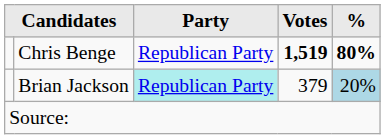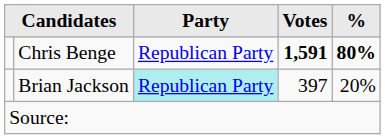(305, 53) 1,519 -> (305, 53) 1,591
(313, 85) 379 -> (313, 85) 397
(358, 85) lightblue background -> (358, 85) no background
